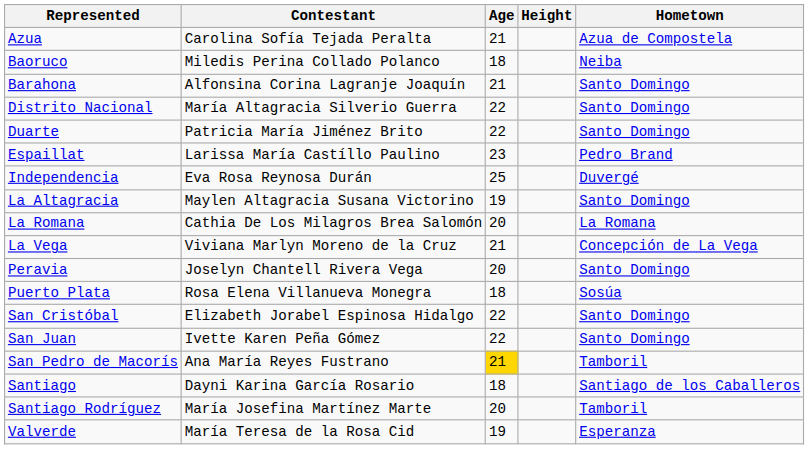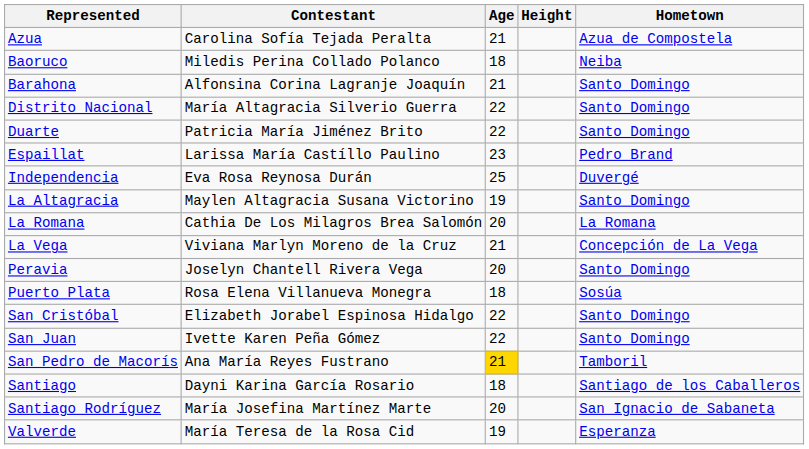(613, 409) Tamboril -> (677, 409) San Ignacio de Sabaneta
